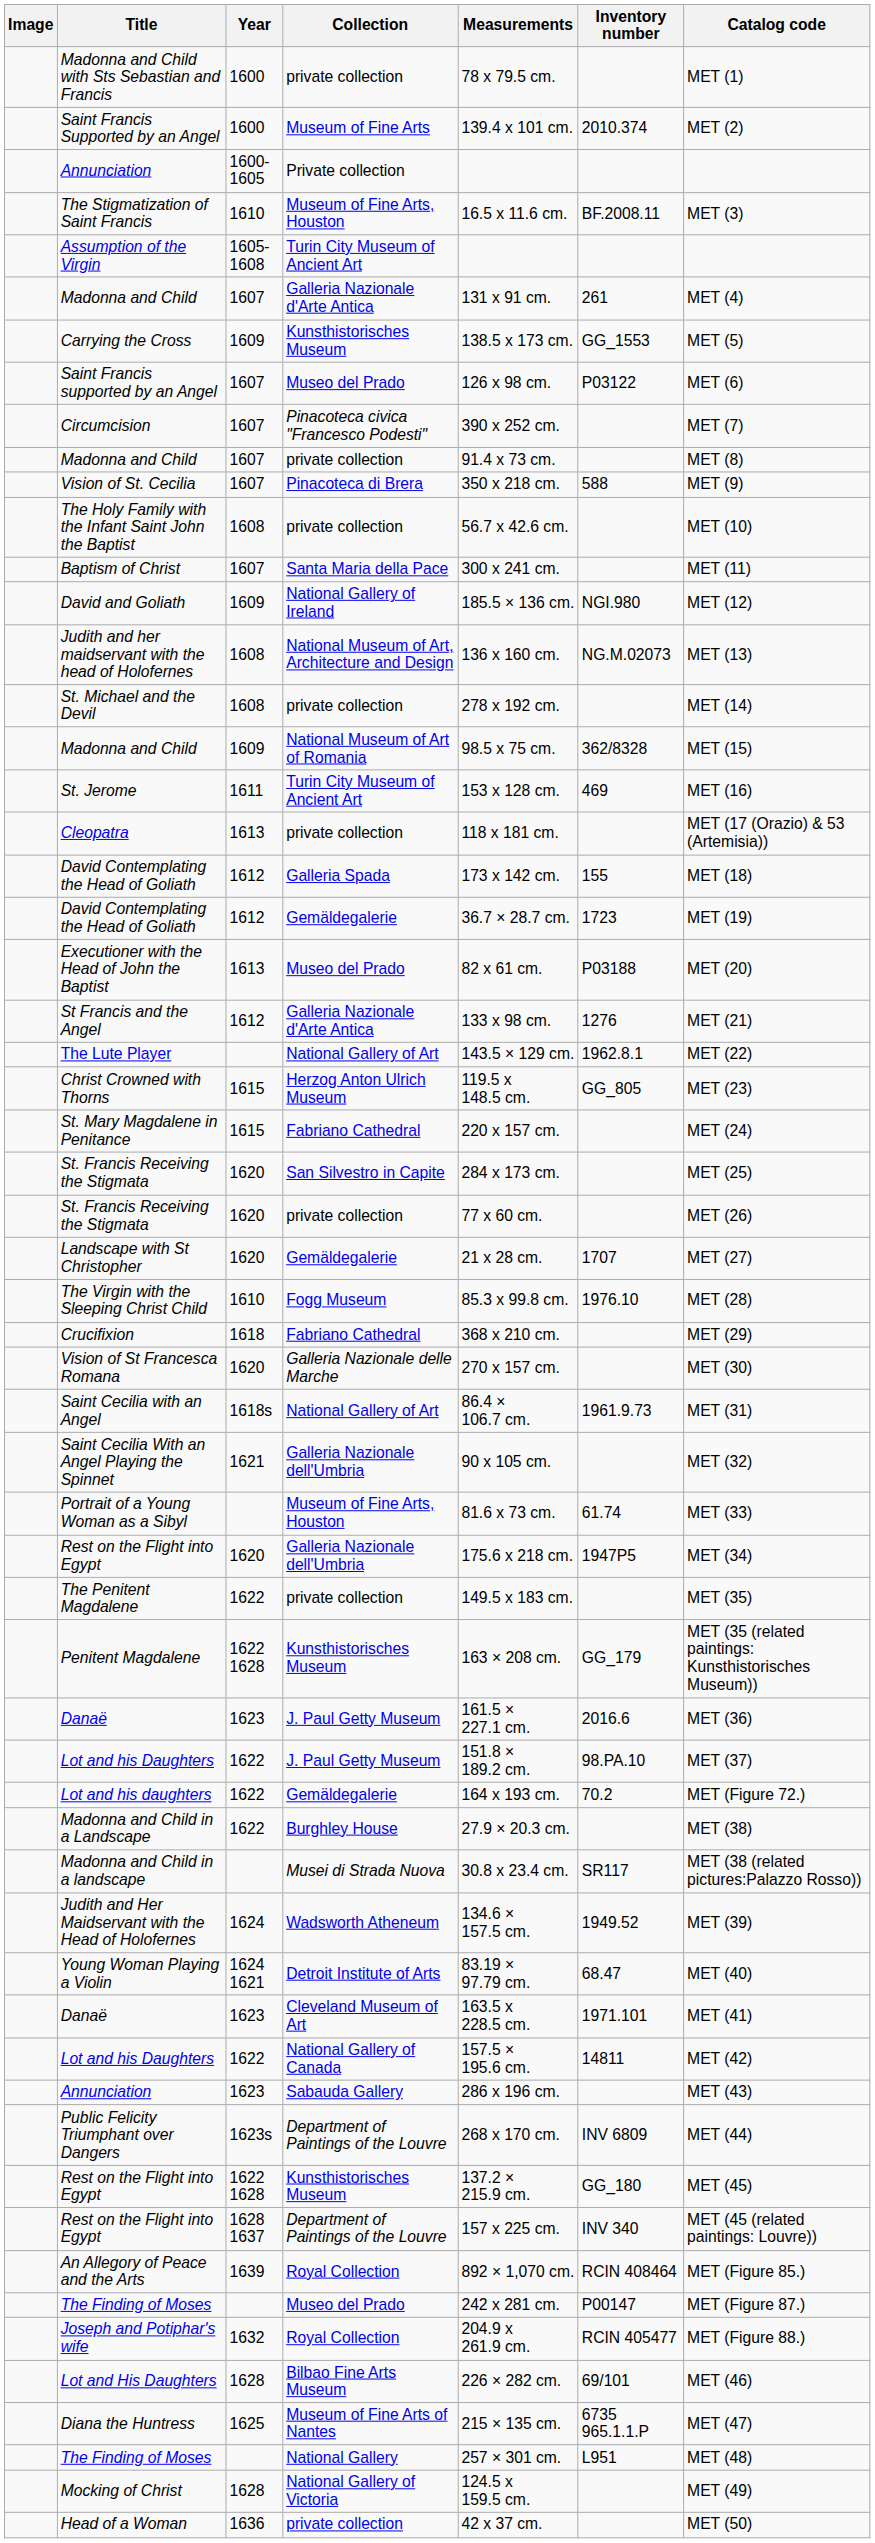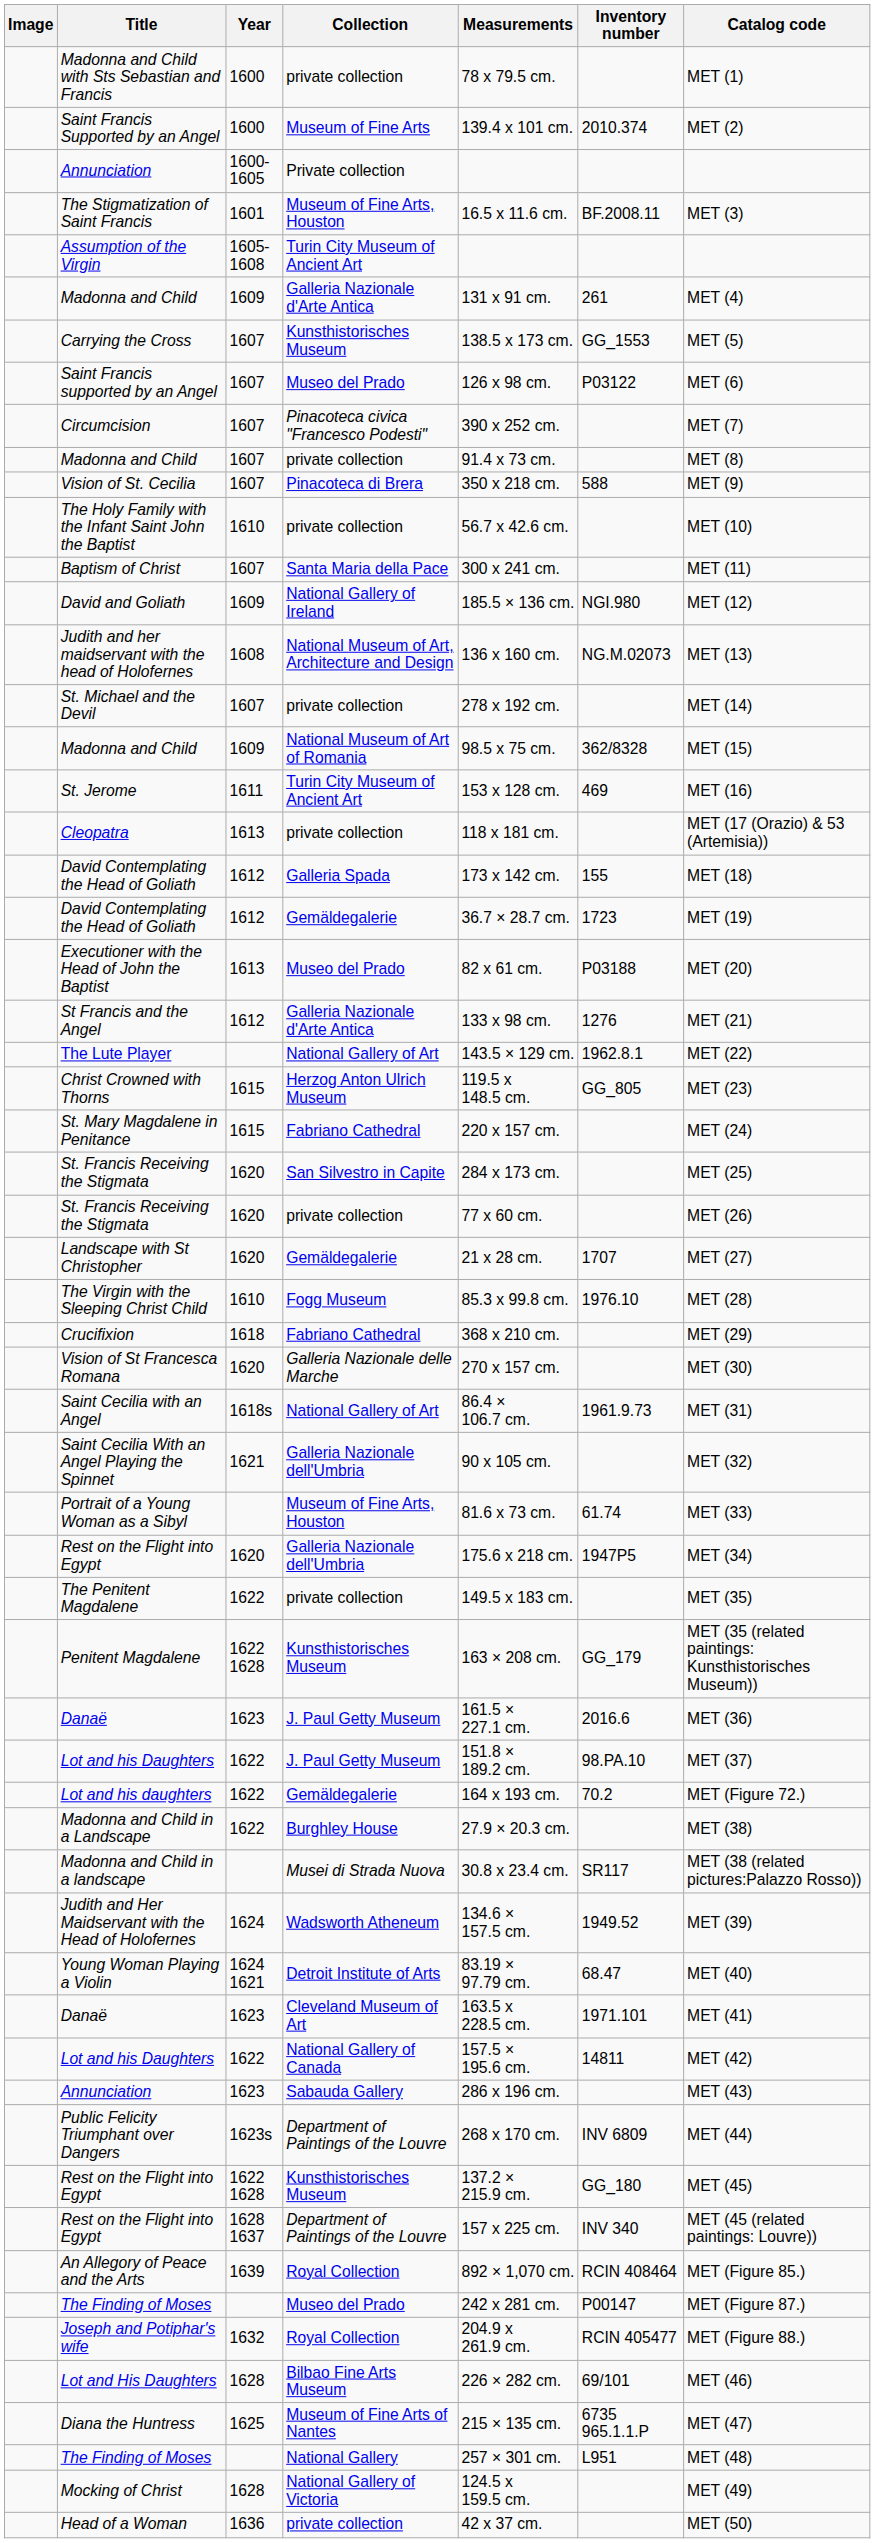(247, 213) 1610 -> (247, 213) 1601
(247, 298) 1607 -> (247, 298) 1609
(247, 340) 1609 -> (247, 340) 1607
(247, 527) 1608 -> (247, 527) 1610
(247, 705) 1608 -> (247, 705) 1607
